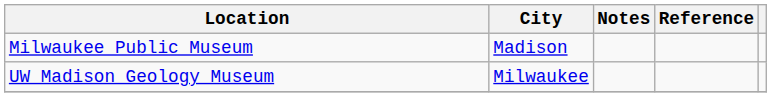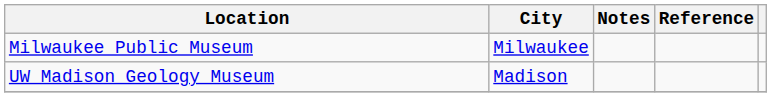(530, 48) Madison -> (541, 48) Milwaukee
(541, 77) Milwaukee -> (530, 77) Madison
